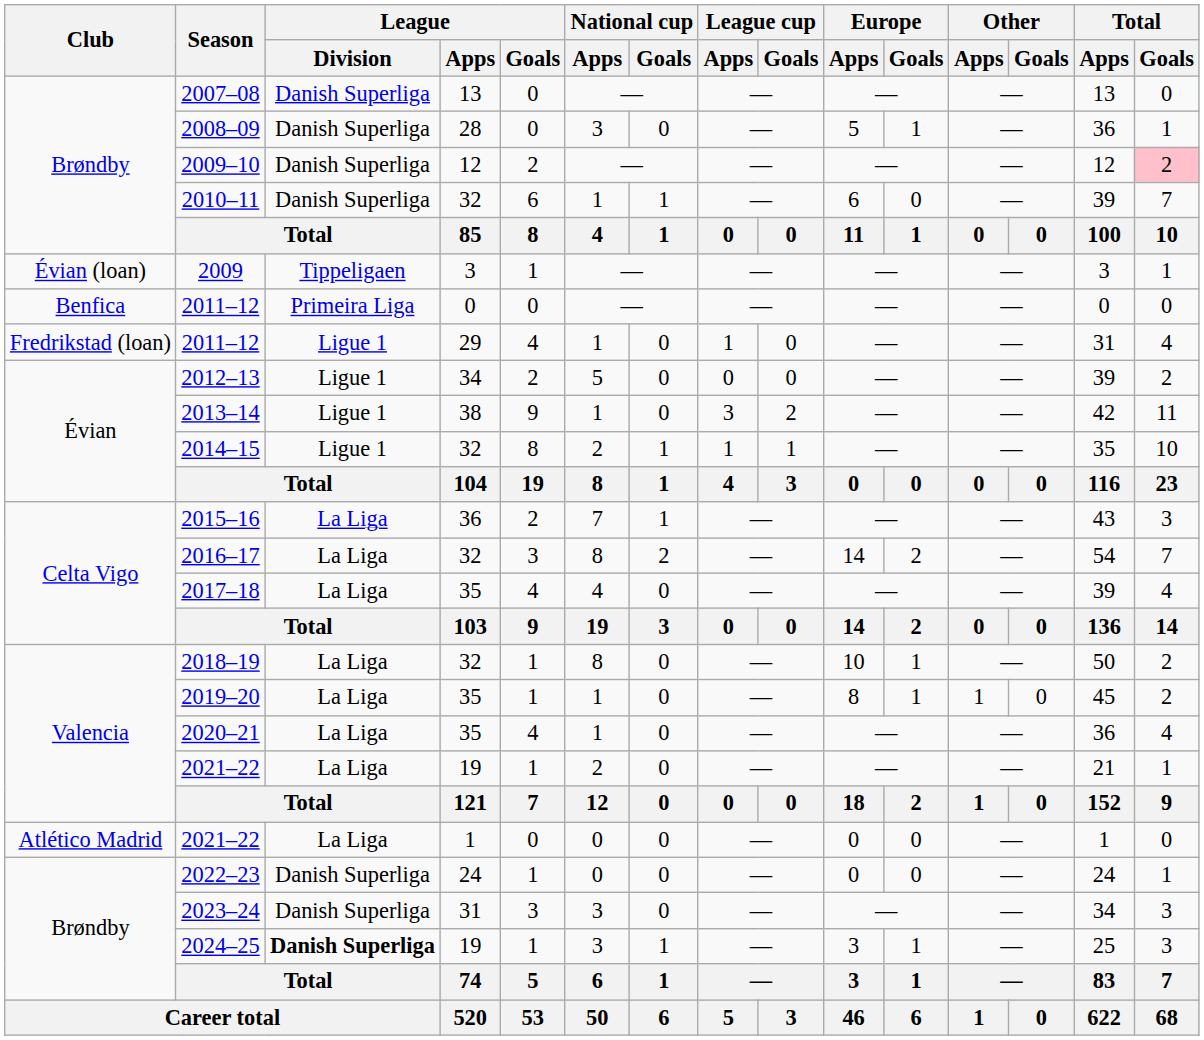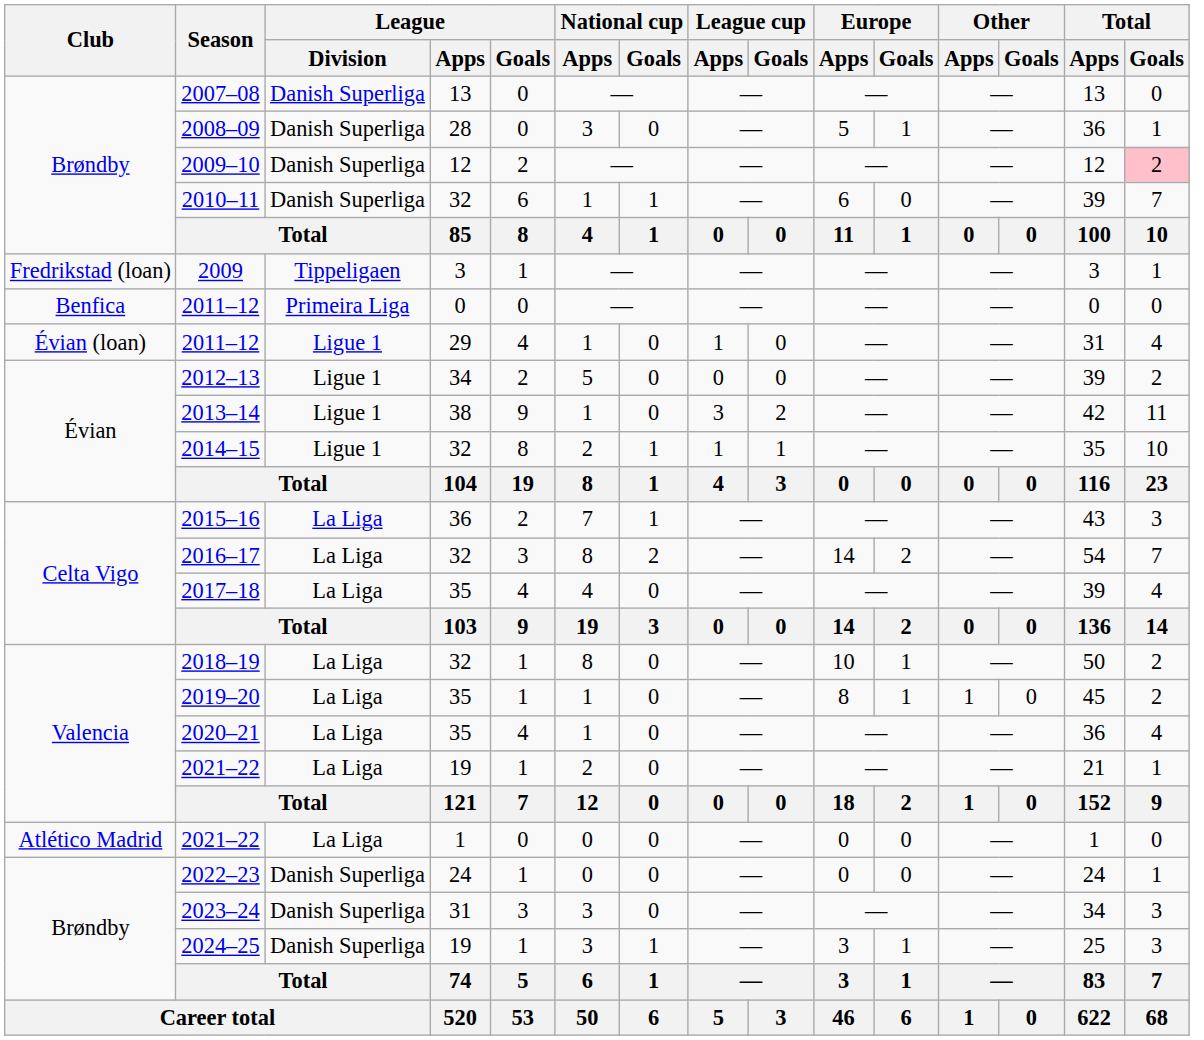(90, 270) Évian (loan) -> (90, 270) Fredrikstad (loan)
(90, 341) Fredrikstad (loan) -> (90, 341) Évian (loan)
(352, 945) bold -> (347, 945) normal
